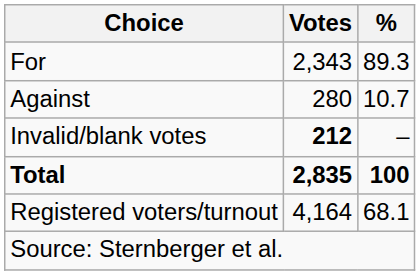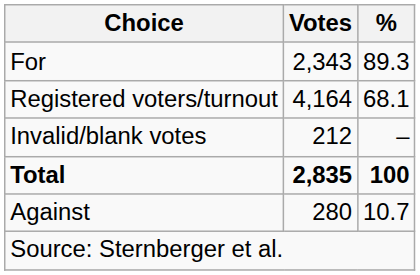rows swapped: (50, 99) <-> (144, 212)
(332, 136) bold -> (332, 136) normal
